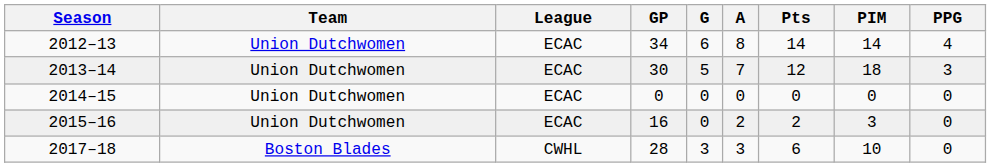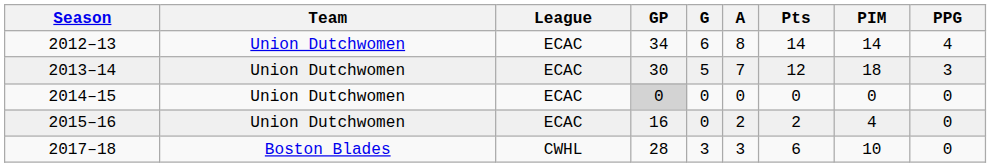(659, 97) no background -> (659, 97) lightgrey background
(872, 123) 3 -> (872, 123) 4
